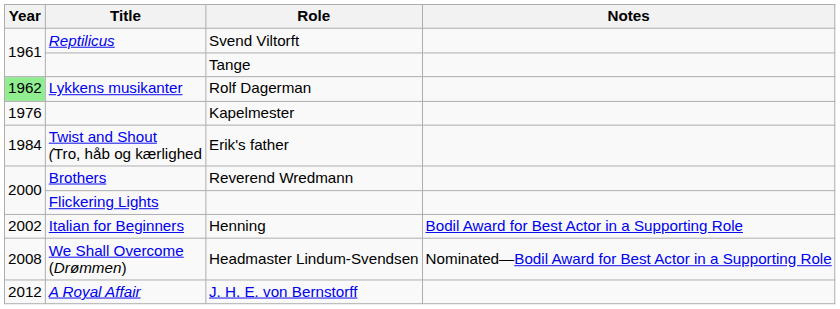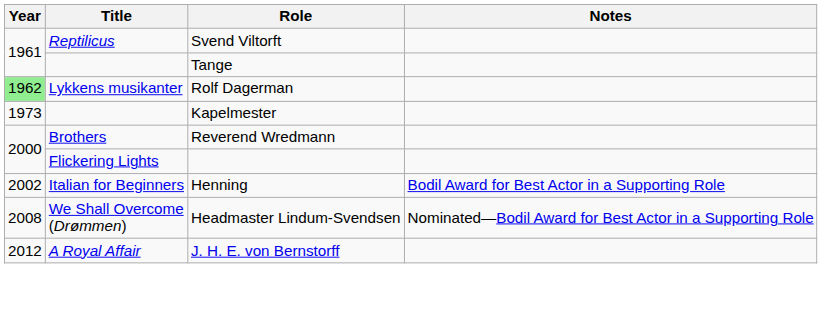(25, 112) 1976 -> (25, 112) 1973
- row: (249, 145)
